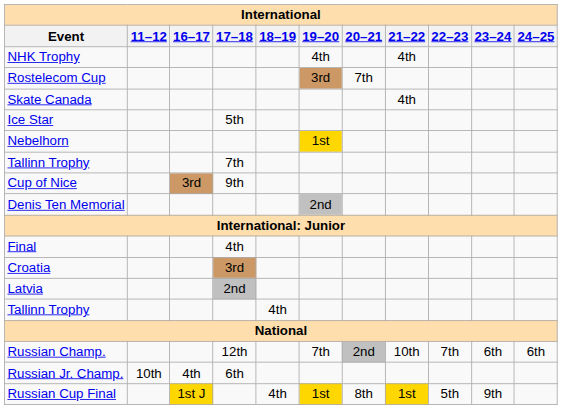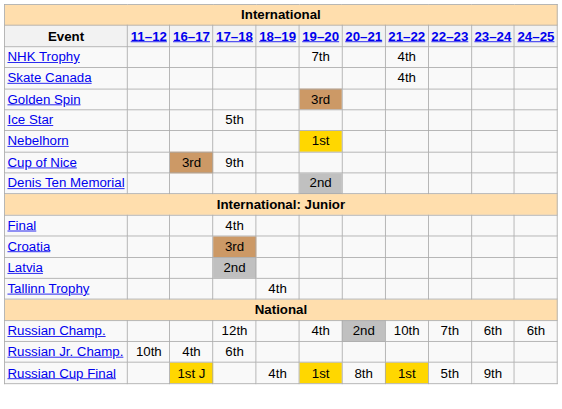(321, 57) 4th -> (321, 57) 7th
- row: (57, 78)
+ row: (44, 99)
- row: (48, 162)
(321, 352) 7th -> (321, 330) 4th
